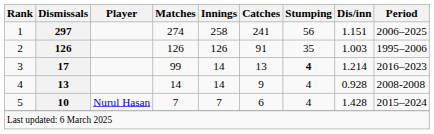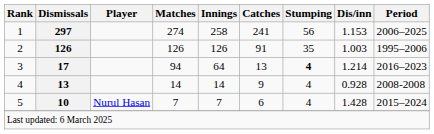(354, 31) 1.151 -> (354, 31) 1.153
(175, 66) 99 -> (175, 66) 94
(219, 66) 14 -> (219, 66) 64
